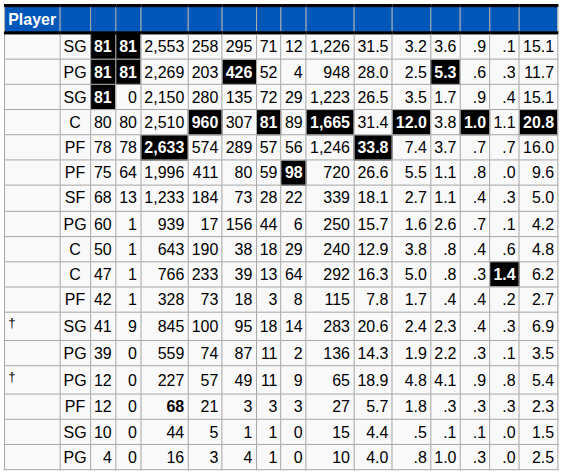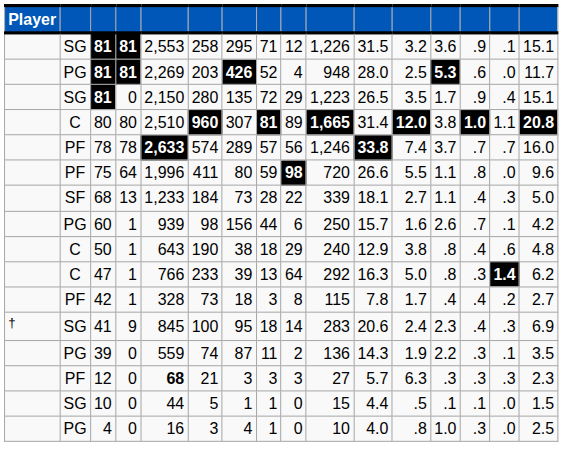(509, 72) .3 -> (509, 72) .0
(209, 224) 17 -> (209, 224) 98
- row: (75, 380)
(416, 407) 1.8 -> (416, 378) 6.3
